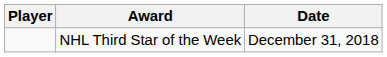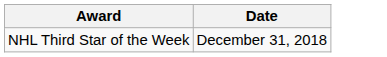- column: (30, 16)
